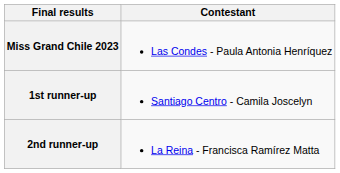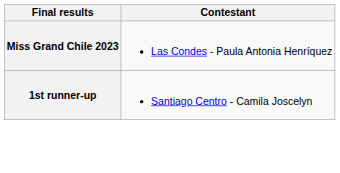- row: (63, 144)
